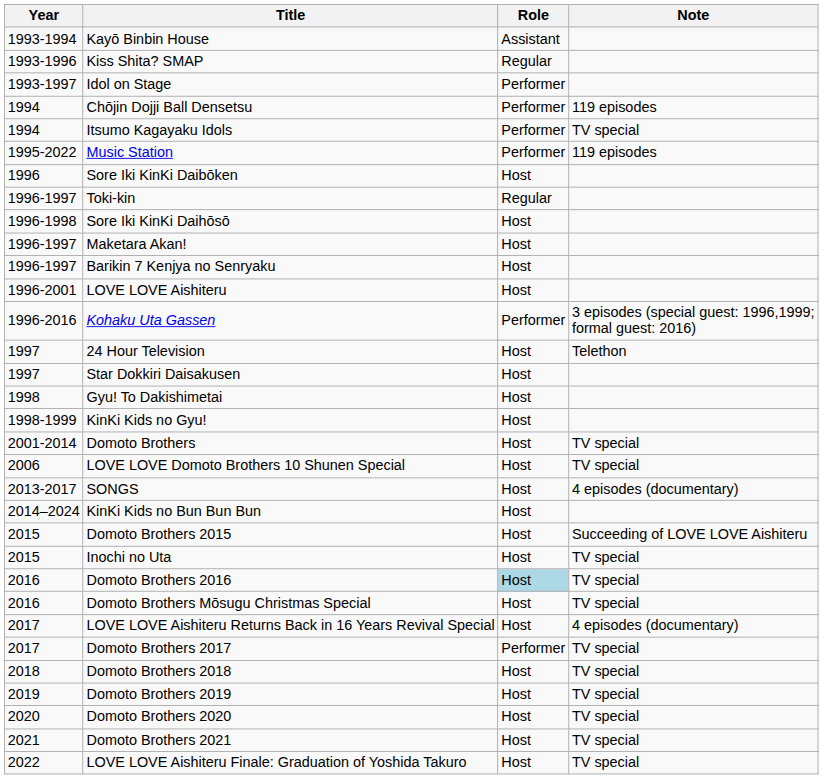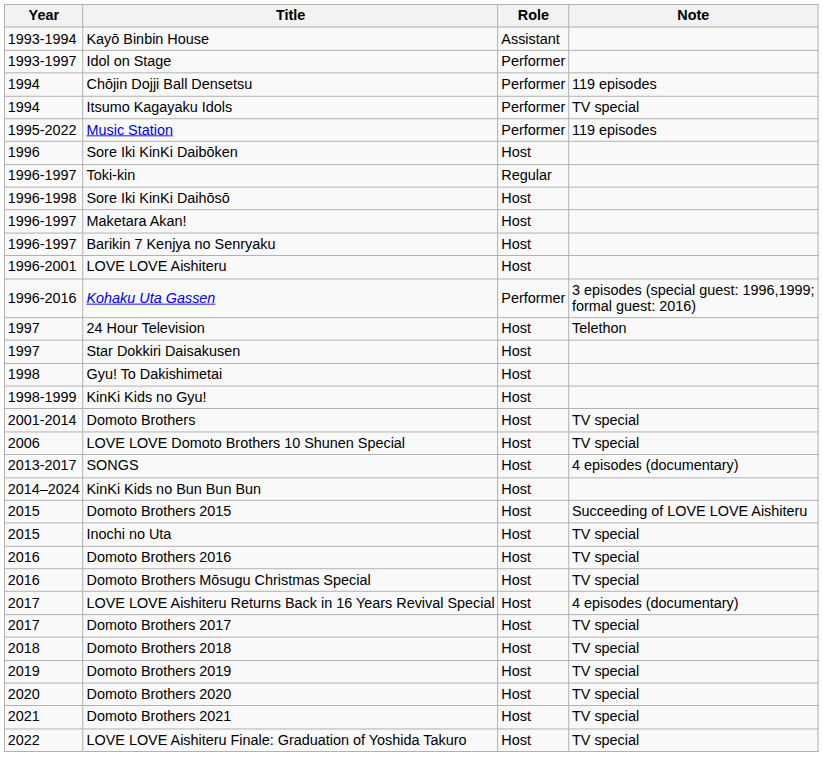- row: (145, 61)
(516, 580) lightblue background -> (516, 557) no background
(533, 648) Performer -> (516, 625) Host
